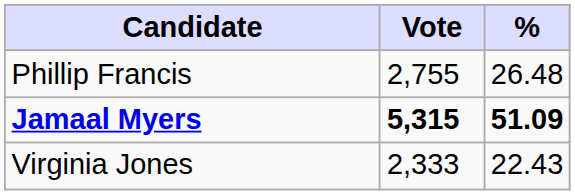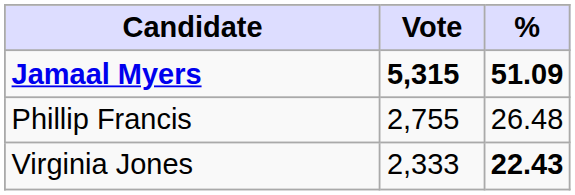rows swapped: (107, 119) <-> (102, 73)
(527, 165) normal -> (527, 165) bold
